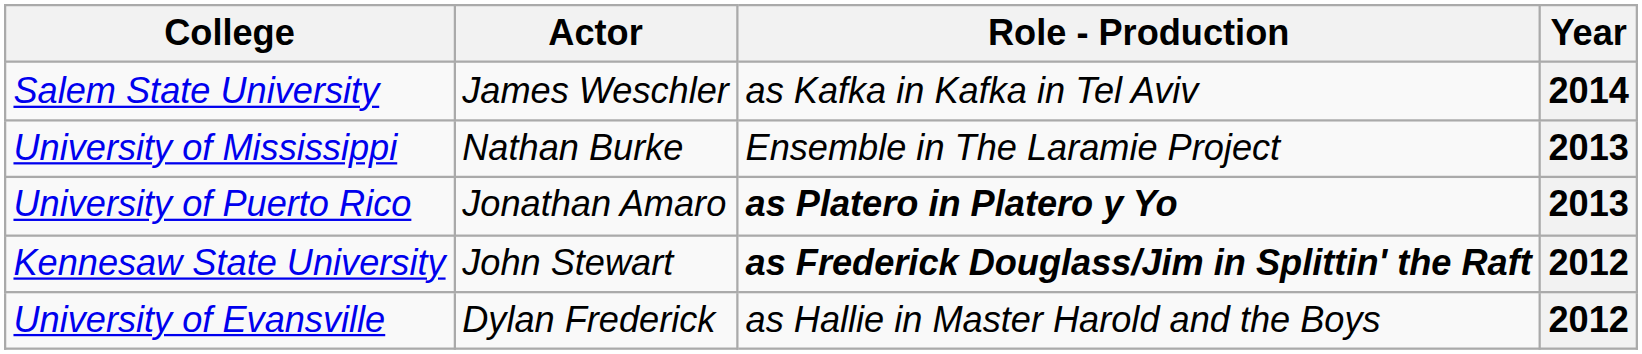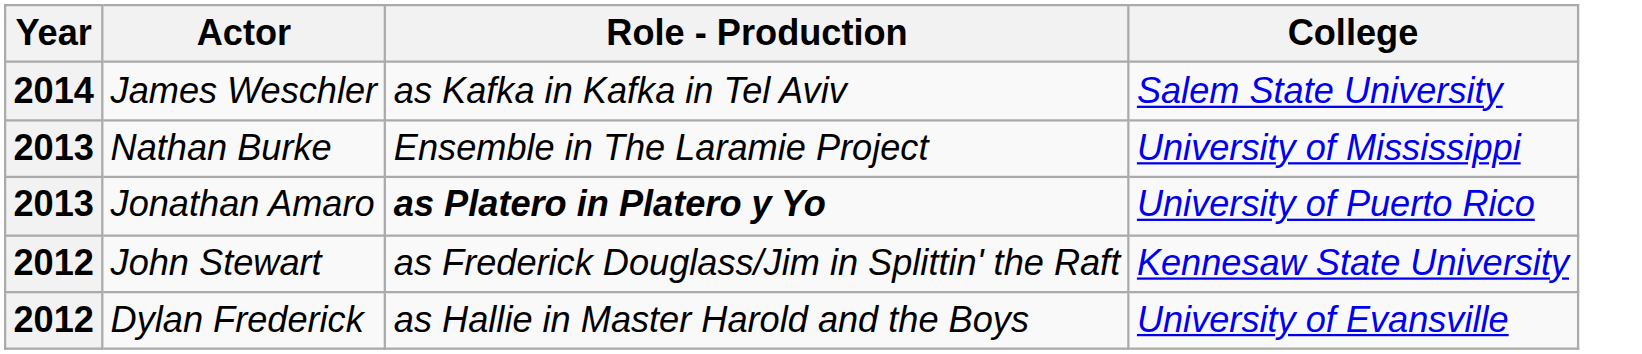columns swapped: (1589, 33) <-> (230, 33)
(1139, 262) bold -> (757, 262) normal
